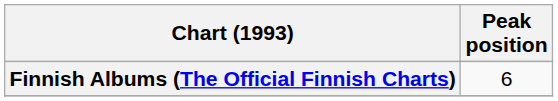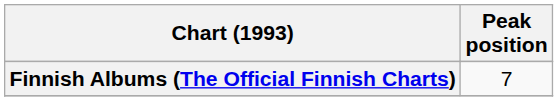(507, 78) 6 -> (507, 78) 7
